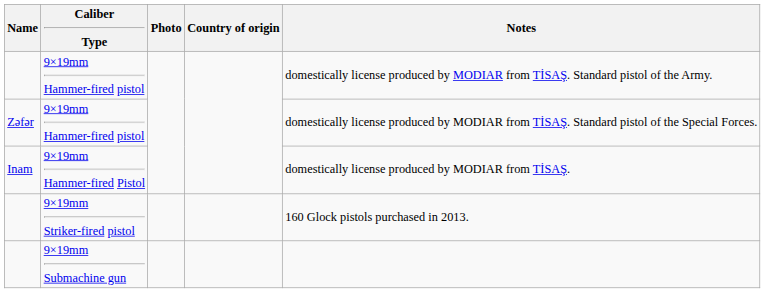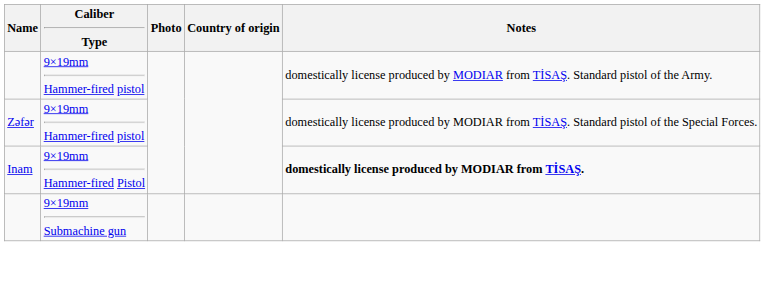(428, 169) normal -> (435, 169) bold
- row: (23, 217)
